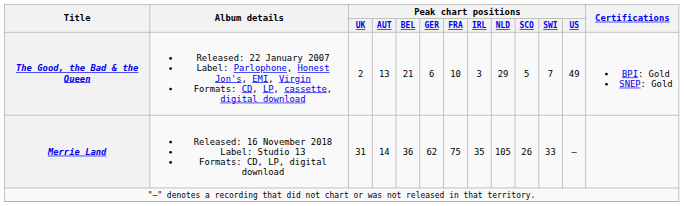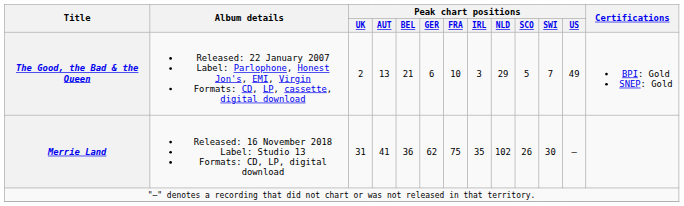(384, 152) 14 -> (384, 152) 41
(503, 152) 105 -> (503, 152) 102
(550, 152) 33 -> (550, 152) 30
